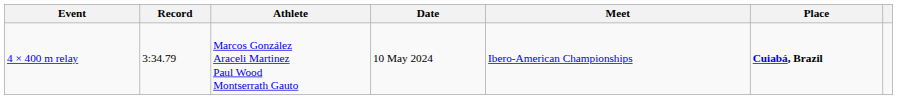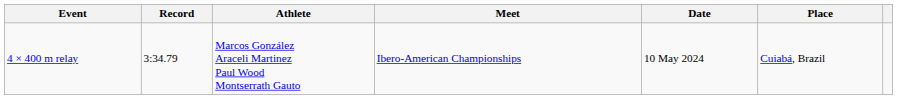columns swapped: (428, 13) <-> (618, 13)
(788, 59) bold -> (793, 59) normal
